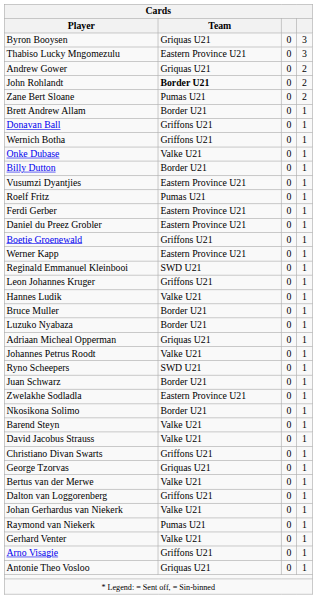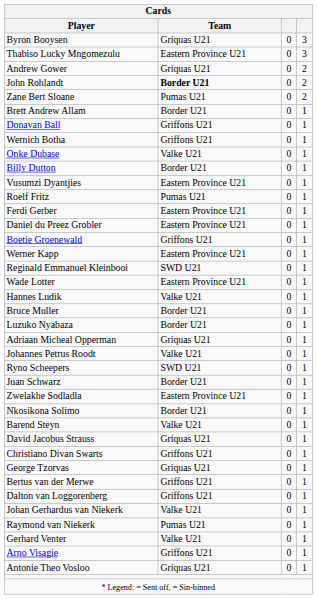- row: (51, 282)
+ row: (31, 282)
(181, 439) Valke U21 -> (186, 439) Griquas U21
(181, 482) Valke U21 -> (187, 482) Griffons U21
